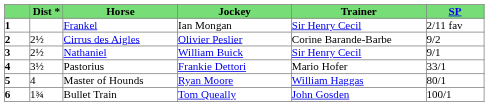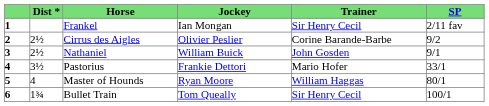(327, 53) Sir Henry Cecil -> (321, 53) John Gosden
(321, 94) John Gosden -> (327, 94) Sir Henry Cecil
